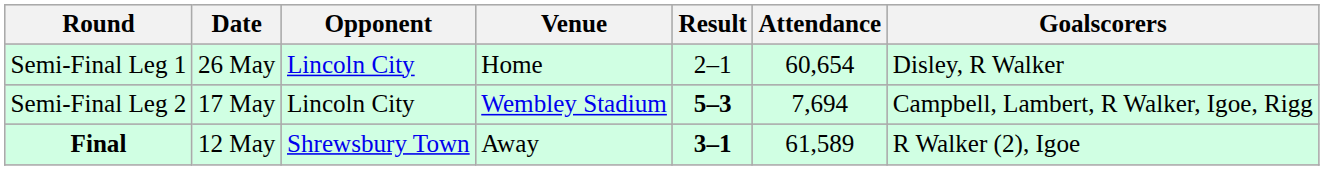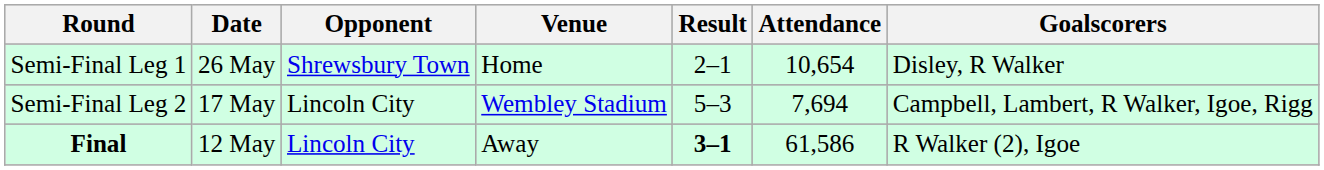(351, 64) Lincoln City -> (378, 64) Shrewsbury Town
(820, 64) 60,654 -> (820, 64) 10,654
(713, 104) bold -> (713, 104) normal
(378, 143) Shrewsbury Town -> (351, 143) Lincoln City
(820, 143) 61,589 -> (820, 143) 61,586
